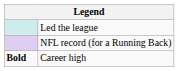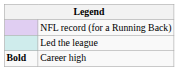rows swapped: (106, 43) <-> (69, 27)
